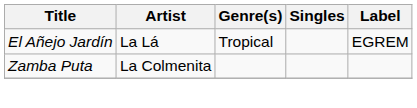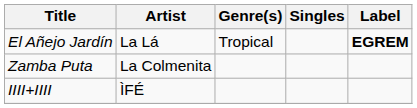(380, 41) normal -> (380, 41) bold
+ row: (30, 90)
